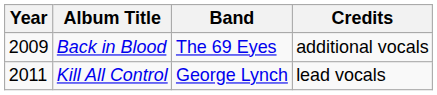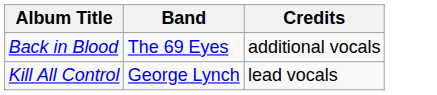- column: (29, 18)
